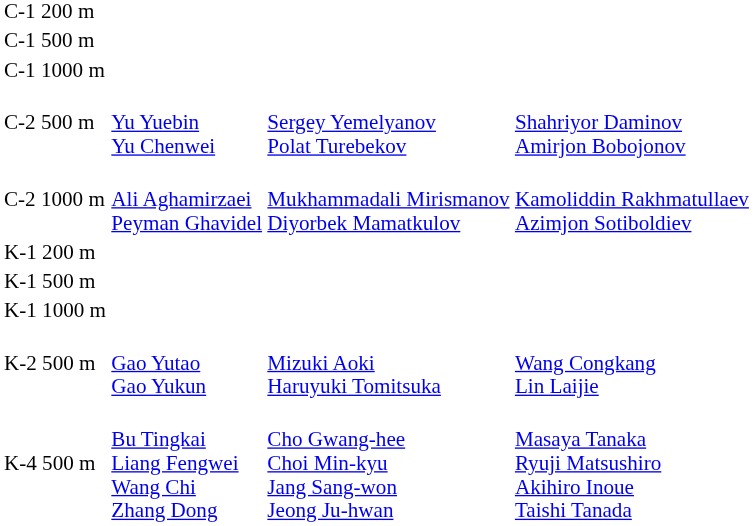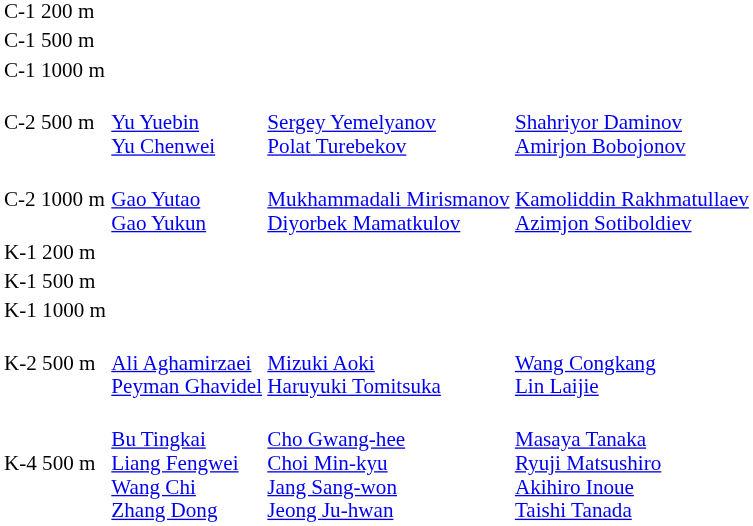(187, 211) Ali Aghamirzaei Peyman Ghavidel -> (159, 211) Gao Yutao Gao Yukun
(159, 374) Gao Yutao Gao Yukun -> (187, 374) Ali Aghamirzaei Peyman Ghavidel
